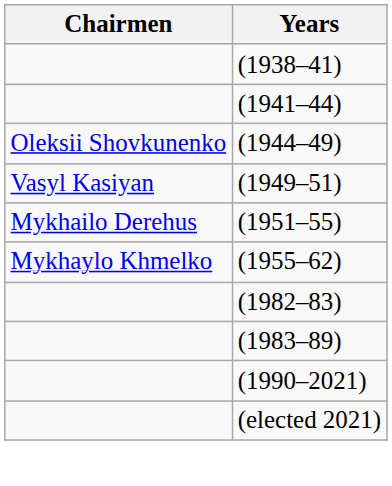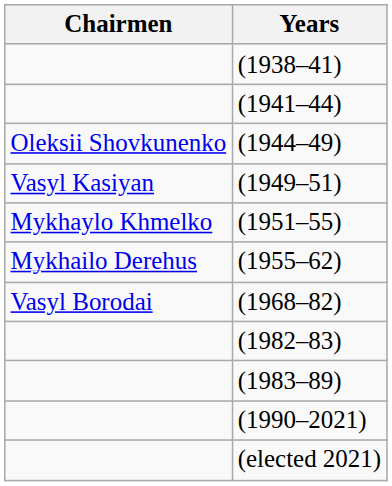(104, 222) Mykhailo Derehus -> (111, 222) Mykhaylo Khmelko
(111, 261) Mykhaylo Khmelko -> (104, 261) Mykhailo Derehus
+ row: (290, 301)
